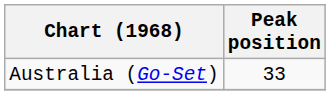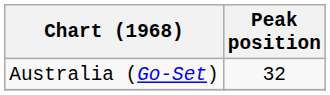(274, 74) 33 -> (274, 74) 32
